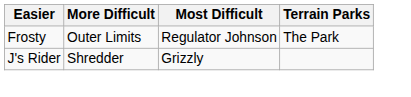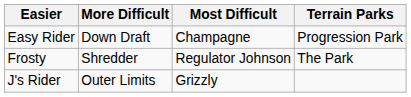+ row: (41, 37)
(104, 37) Outer Limits -> (110, 59) Shredder
(95, 59) Shredder -> (118, 80) Outer Limits
